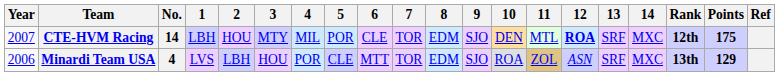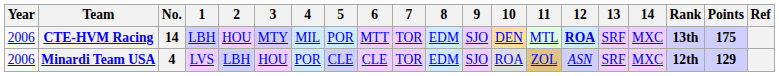(21, 37) 2007 -> (21, 37) 2006
(375, 37) CLE -> (375, 37) MTT
(685, 37) 12th -> (685, 37) 13th
(375, 60) MTT -> (375, 60) CLE
(685, 60) 13th -> (685, 60) 12th
